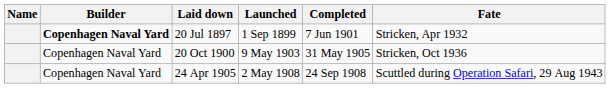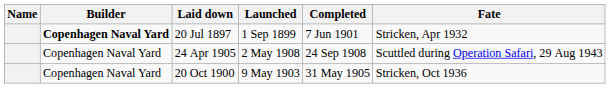rows swapped: (205, 53) <-> (205, 72)
